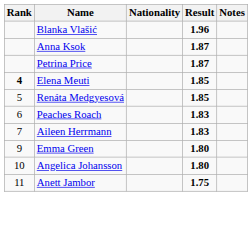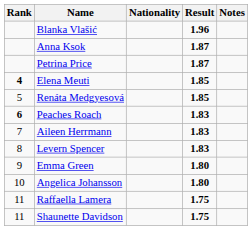(19, 115) normal -> (19, 115) bold
+ row: (71, 149)
- row: (66, 183)
+ row: (74, 200)
+ row: (80, 217)
